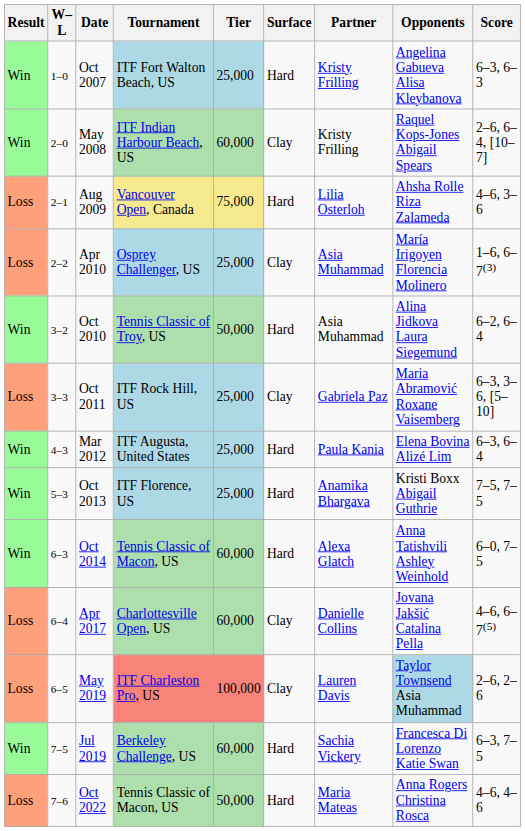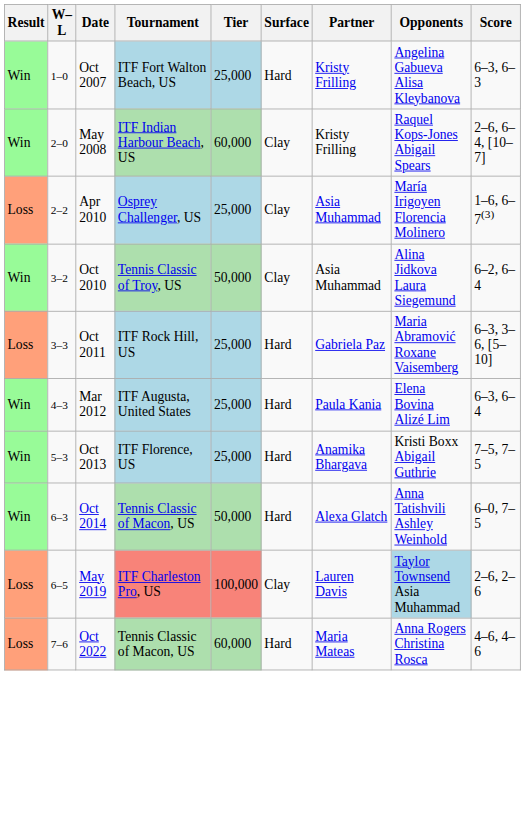- row: (92, 202)
(281, 329) Hard -> (277, 277) Clay
(280, 397) Clay -> (278, 344) Hard
(235, 553) 60,000 -> (233, 516) 50,000
- row: (92, 621)
- row: (92, 748)
(235, 800) 50,000 -> (233, 644) 60,000
